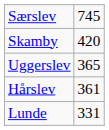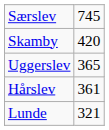(89, 113) 331 -> (89, 113) 321
